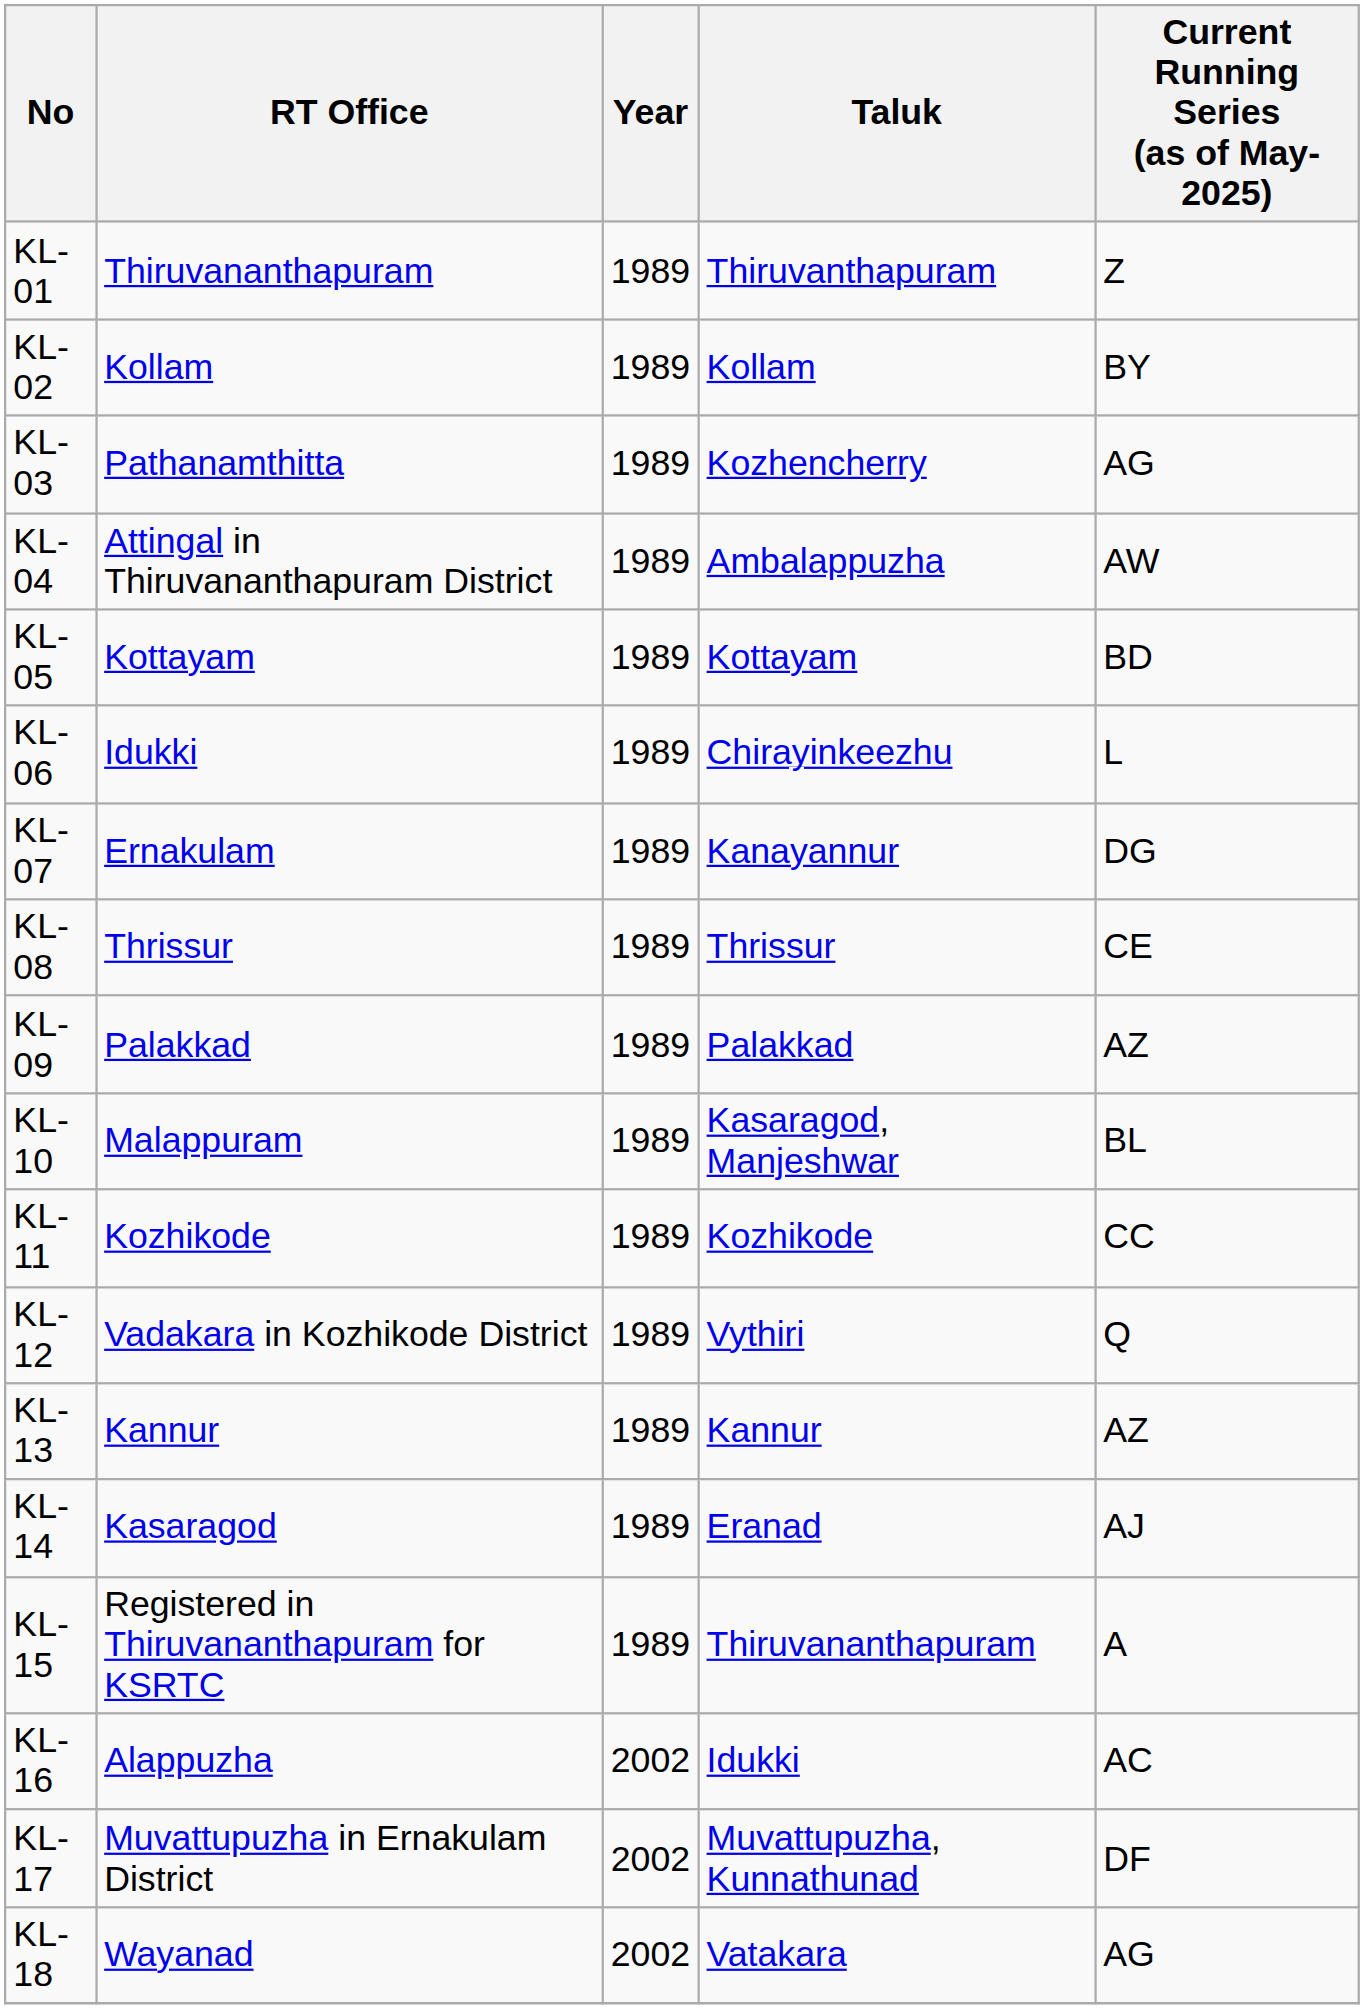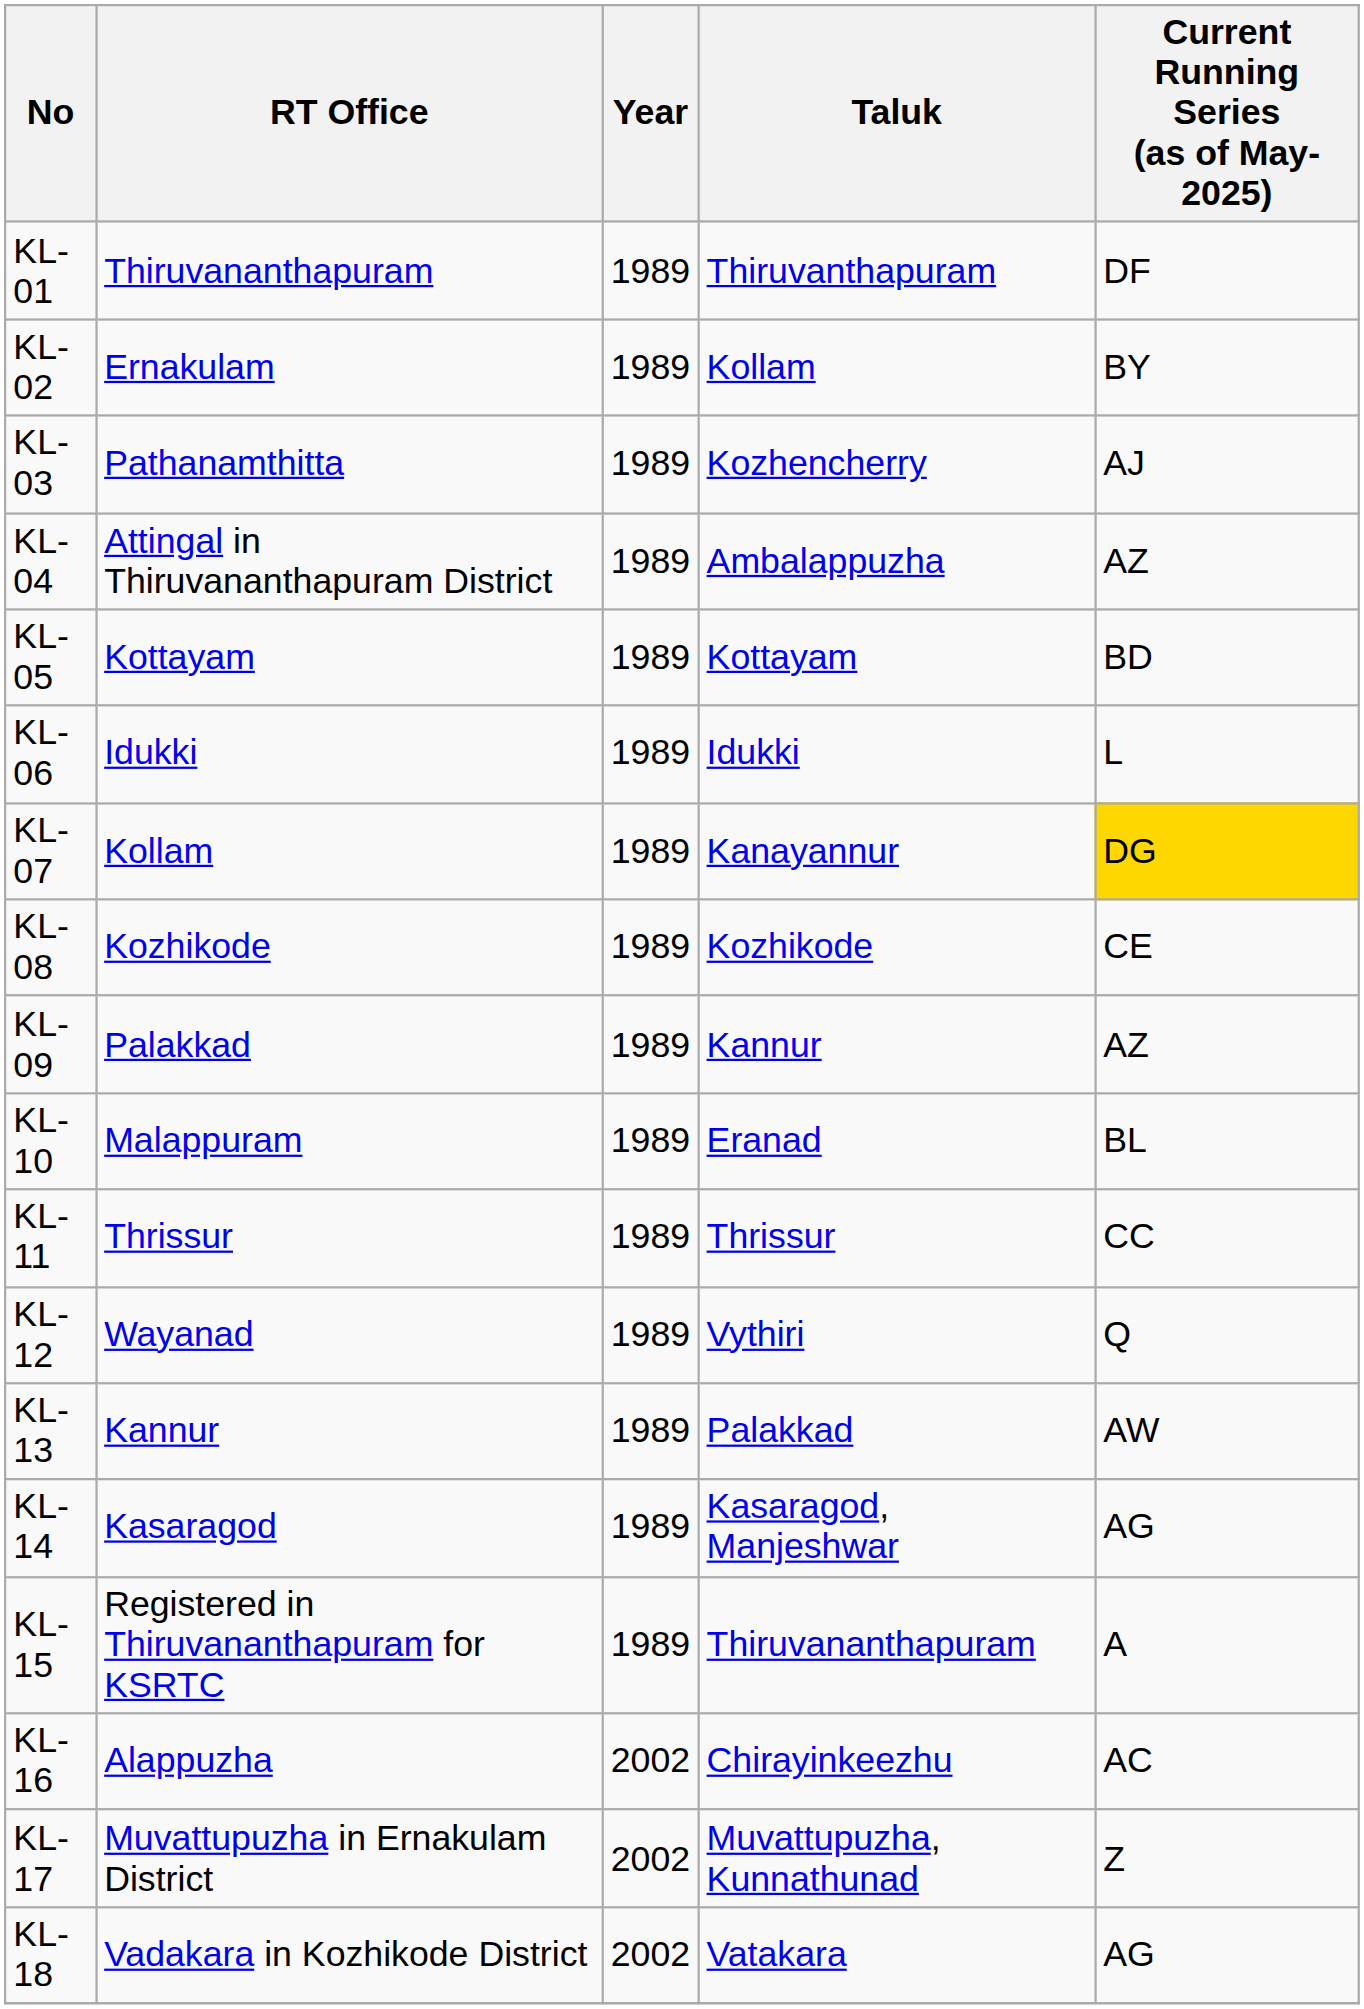(1114, 270) Z -> (1127, 270) DF
(159, 366) Kollam -> (189, 366) Ernakulam
(1129, 463) AG -> (1124, 463) AJ
(1131, 560) AW -> (1126, 560) AZ
(830, 753) Chirayinkeezhu -> (753, 753) Idukki
(189, 850) Ernakulam -> (159, 850) Kollam
(1130, 850) no background -> (1130, 850) gold background
(169, 947) Thrissur -> (187, 947) Kozhikode
(771, 947) Thrissur -> (790, 947) Kozhikode
(780, 1043) Palakkad -> (764, 1043) Kannur
(803, 1140) Kasaragod, Manjeshwar -> (764, 1140) Eranad
(187, 1237) Kozhikode -> (169, 1237) Thrissur
(790, 1237) Kozhikode -> (771, 1237) Thrissur
(346, 1333) Vadakara in Kozhikode District -> (179, 1333) Wayanad
(764, 1430) Kannur -> (780, 1430) Palakkad
(1126, 1430) AZ -> (1131, 1430) AW
(764, 1527) Eranad -> (803, 1527) Kasaragod, Manjeshwar
(1124, 1527) AJ -> (1129, 1527) AG
(753, 1761) Idukki -> (830, 1761) Chirayinkeezhu
(1127, 1857) DF -> (1114, 1857) Z
(179, 1954) Wayanad -> (346, 1954) Vadakara in Kozhikode District
